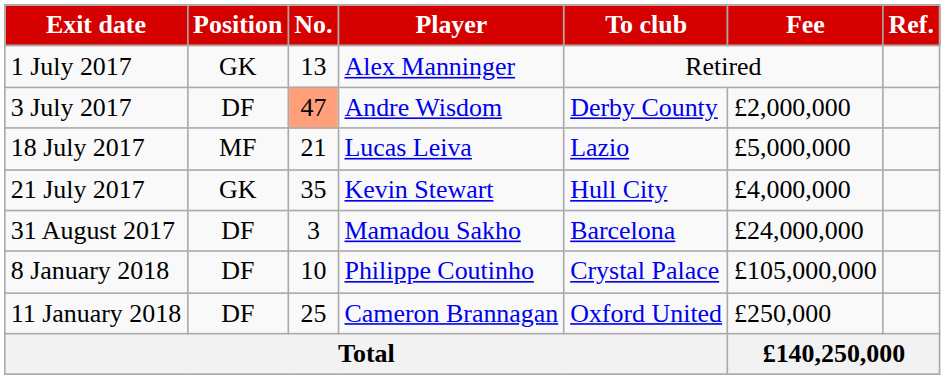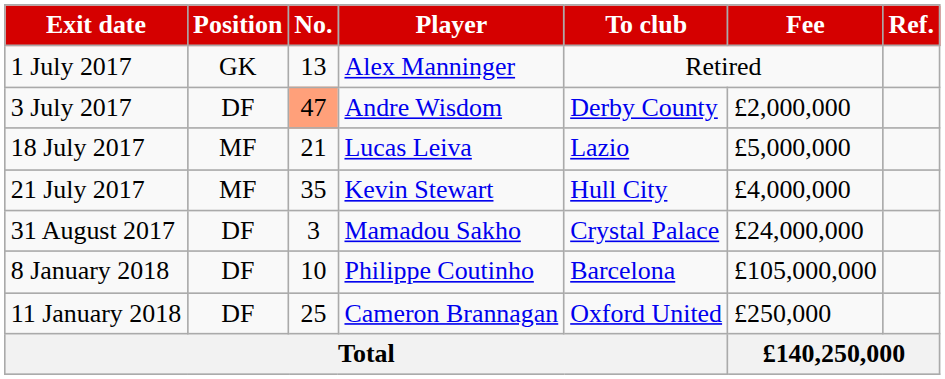(238, 189) GK -> (238, 189) MF
(623, 230) Barcelona -> (645, 230) Crystal Palace
(645, 271) Crystal Palace -> (623, 271) Barcelona
